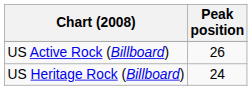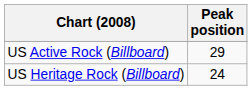(217, 52) 26 -> (217, 52) 29
